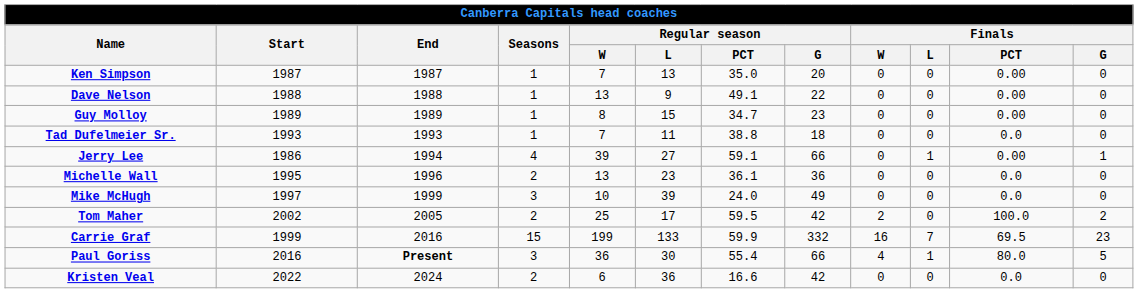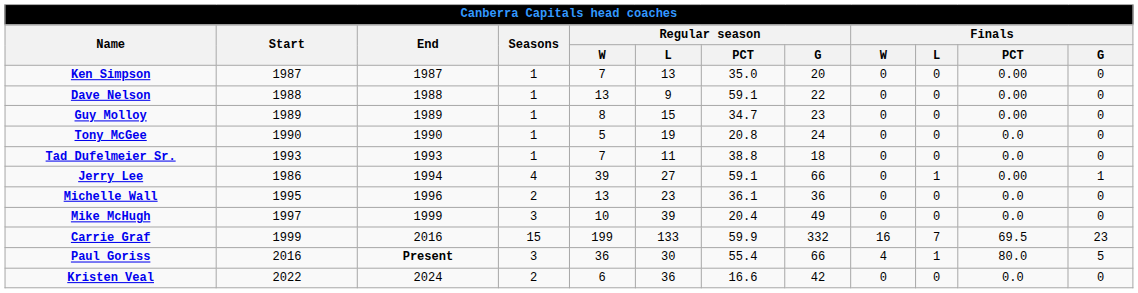(743, 95) 49.1 -> (743, 95) 59.1
+ row: (111, 136)
(743, 196) 24.0 -> (743, 217) 20.4
- row: (111, 217)
